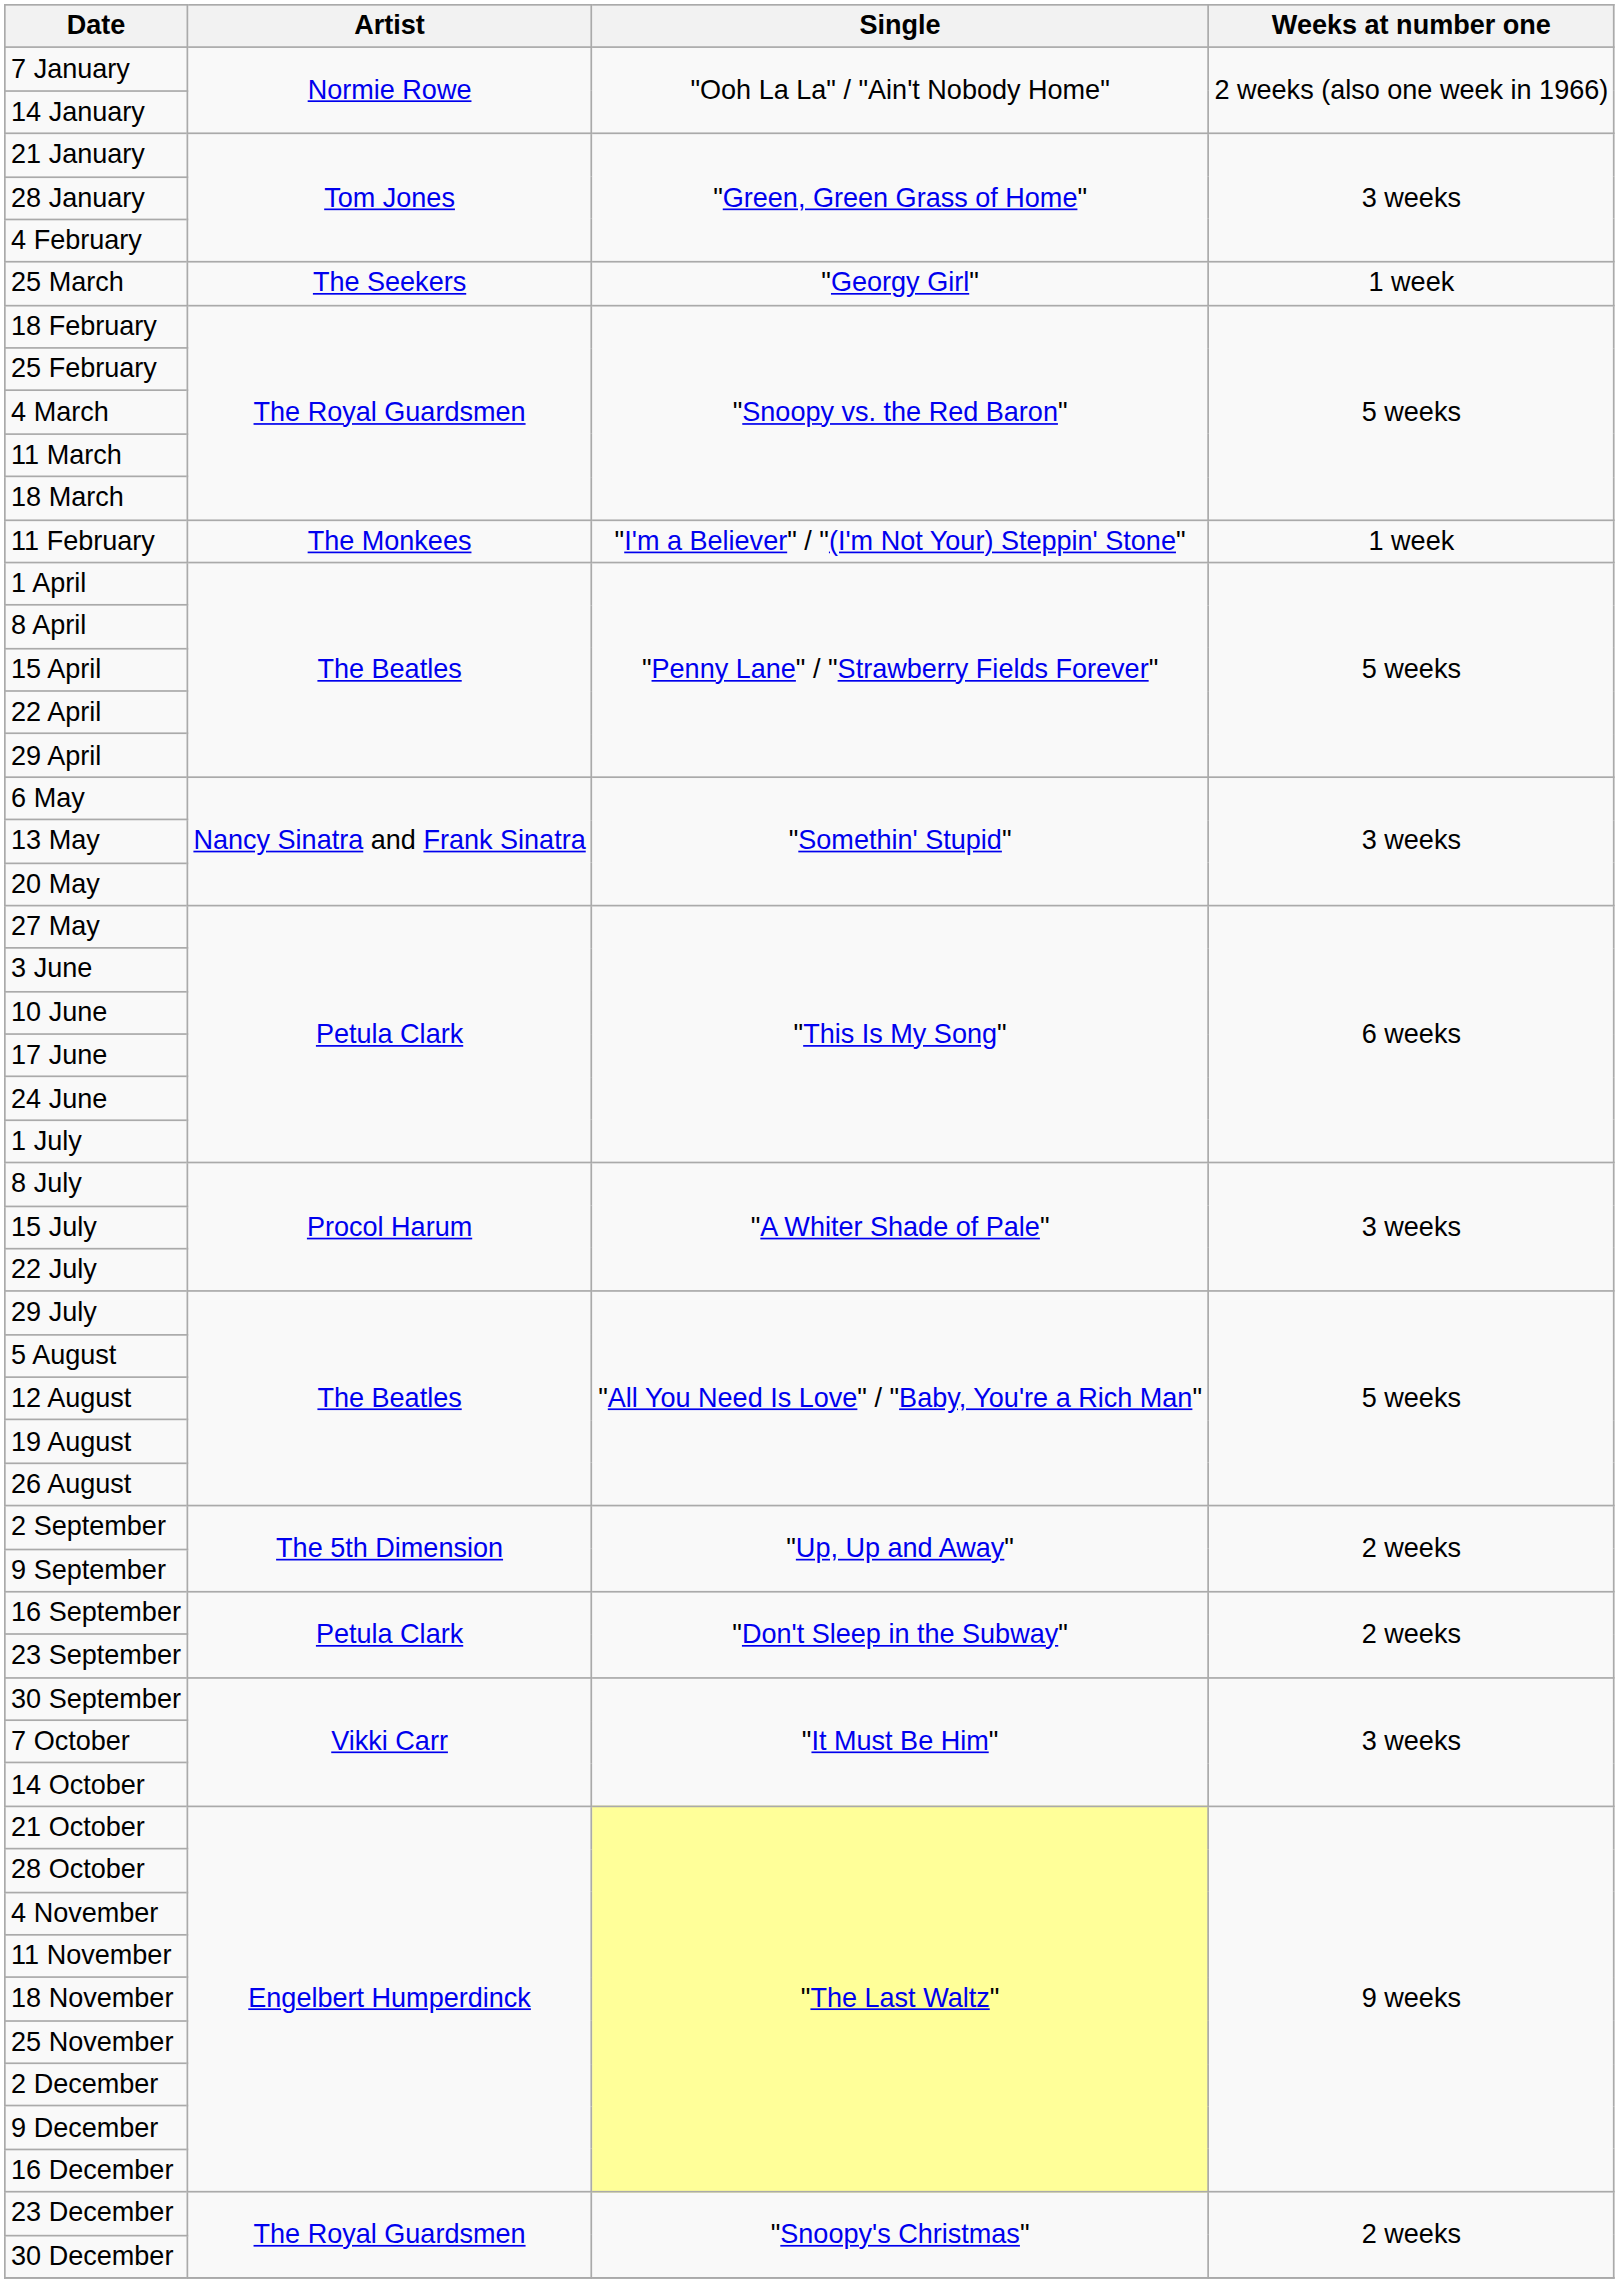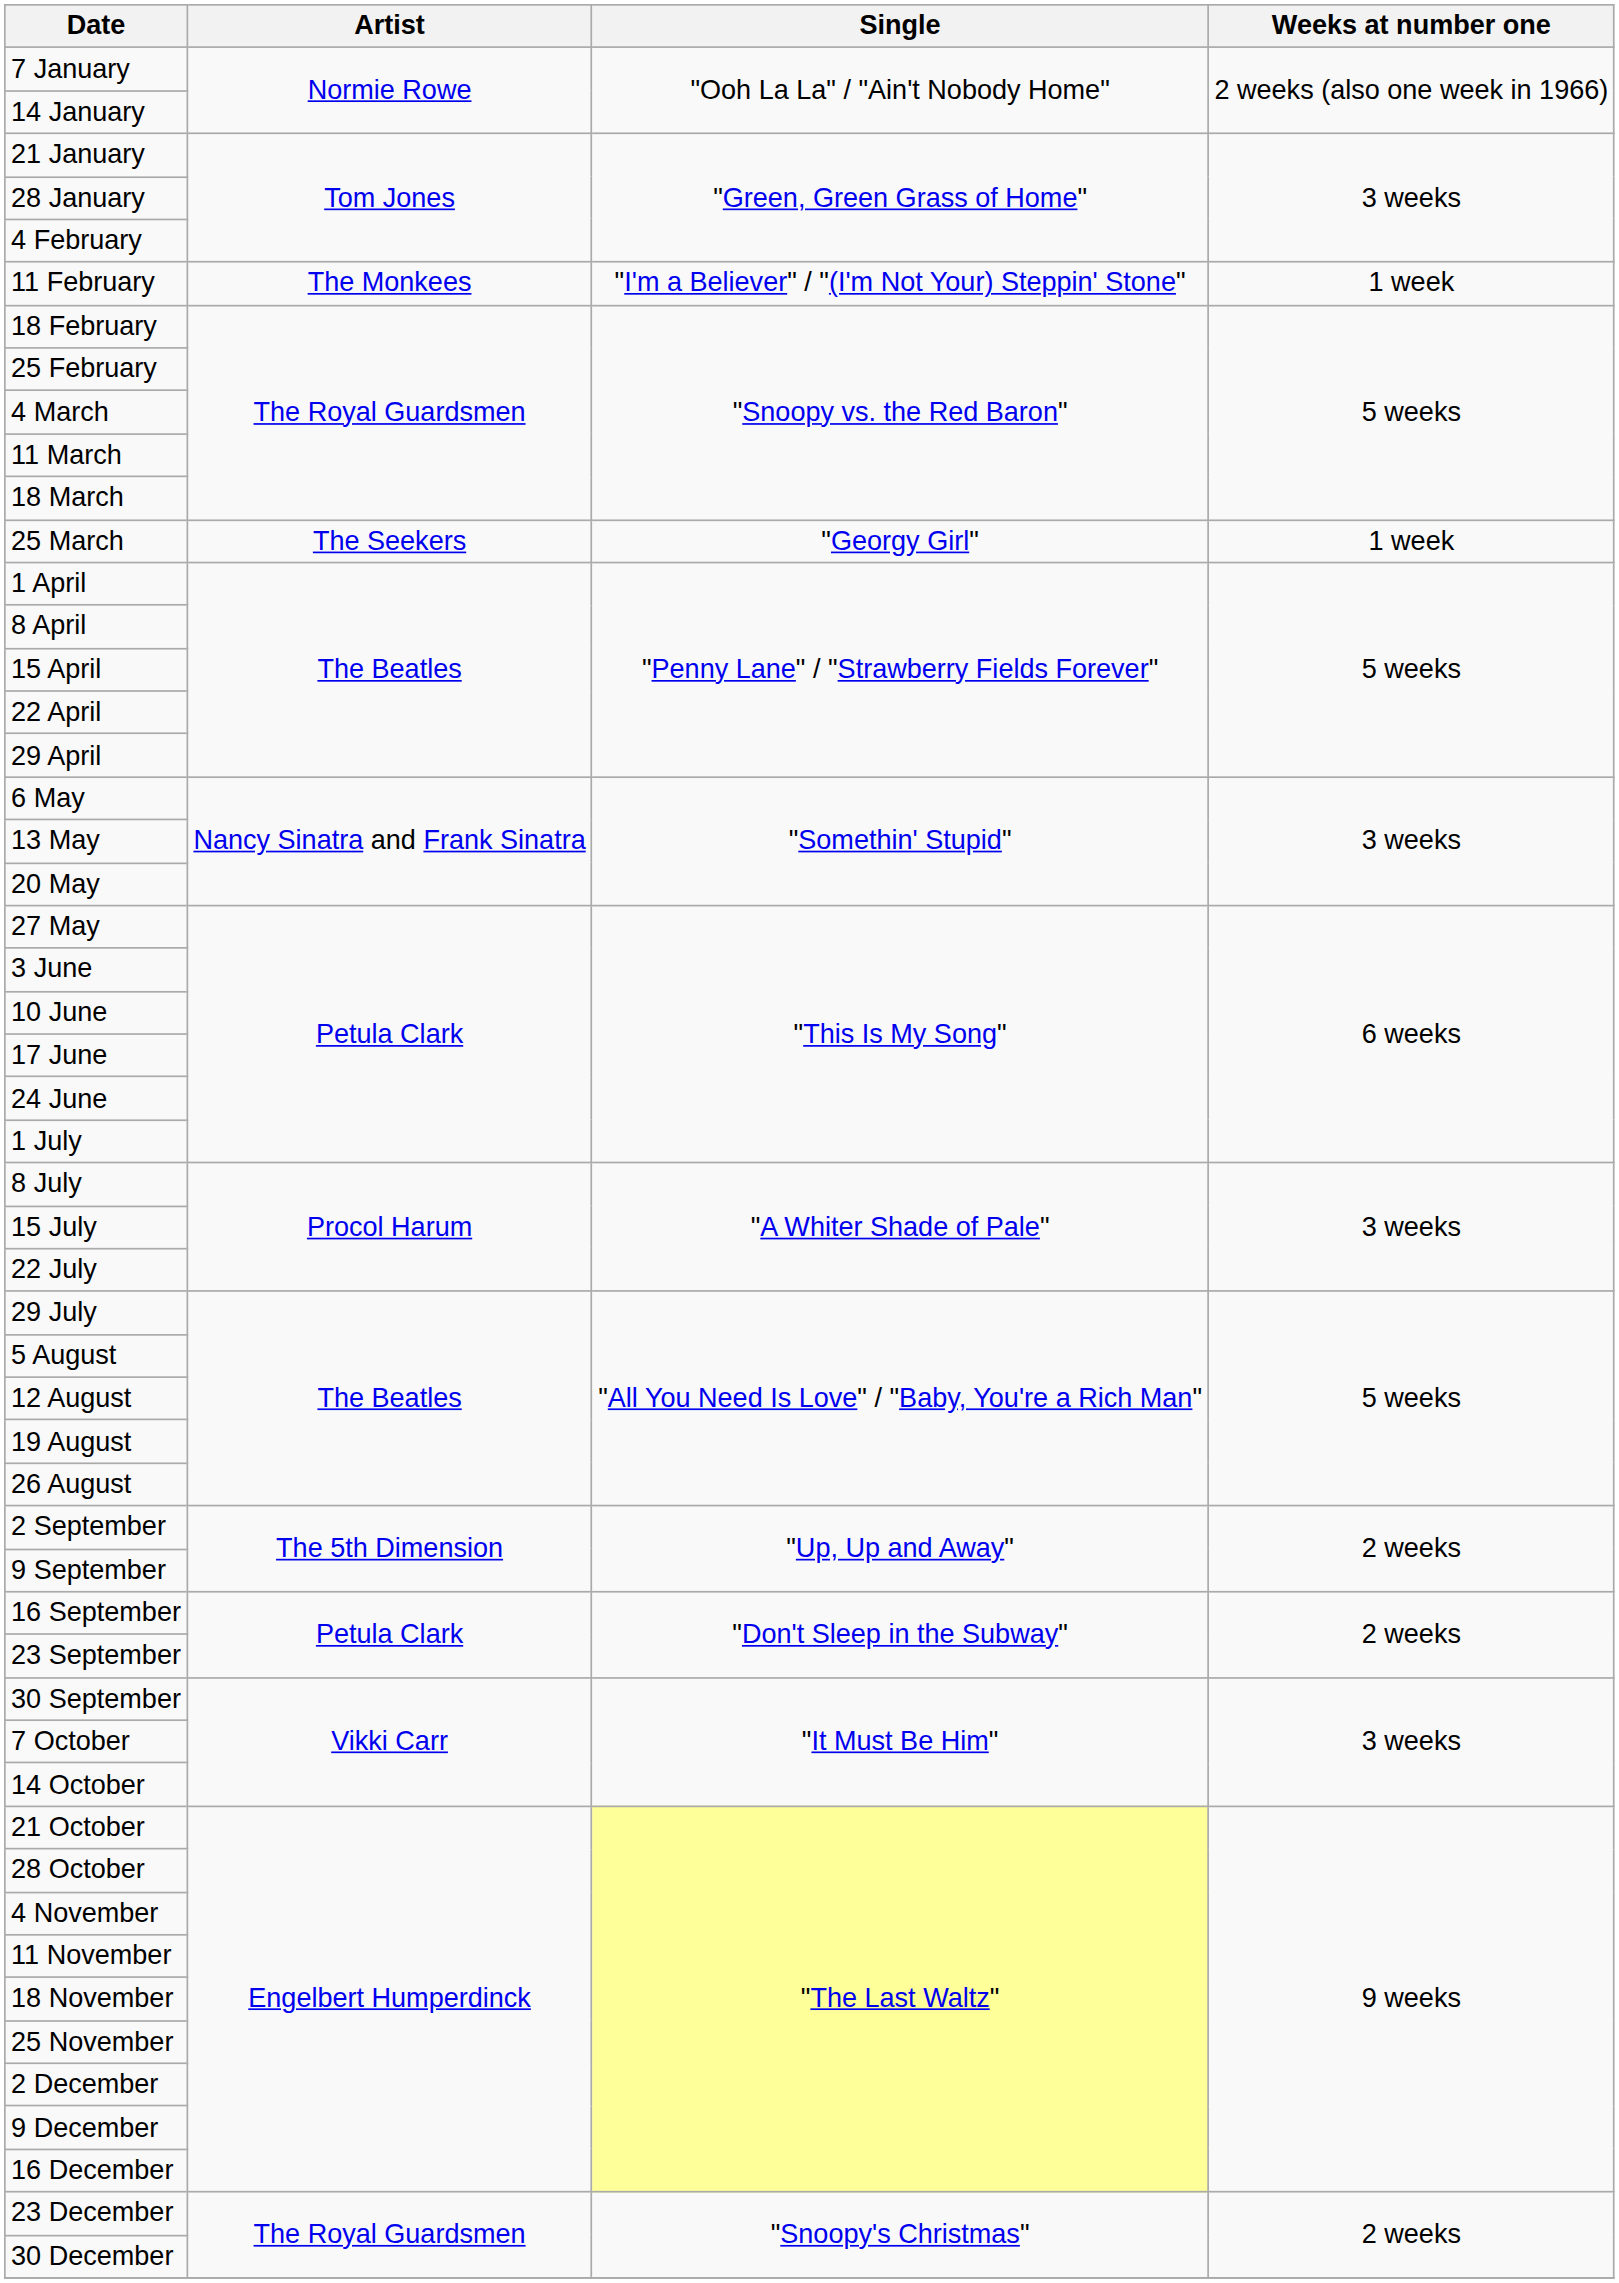rows swapped: (83, 540) <-> (67, 283)
